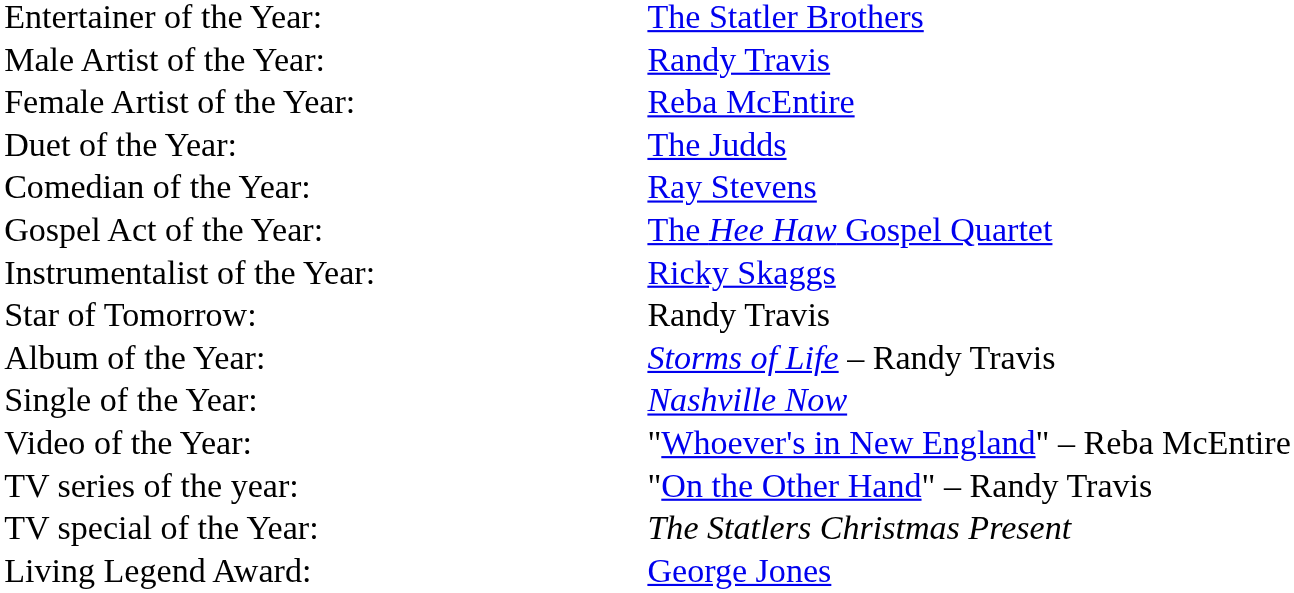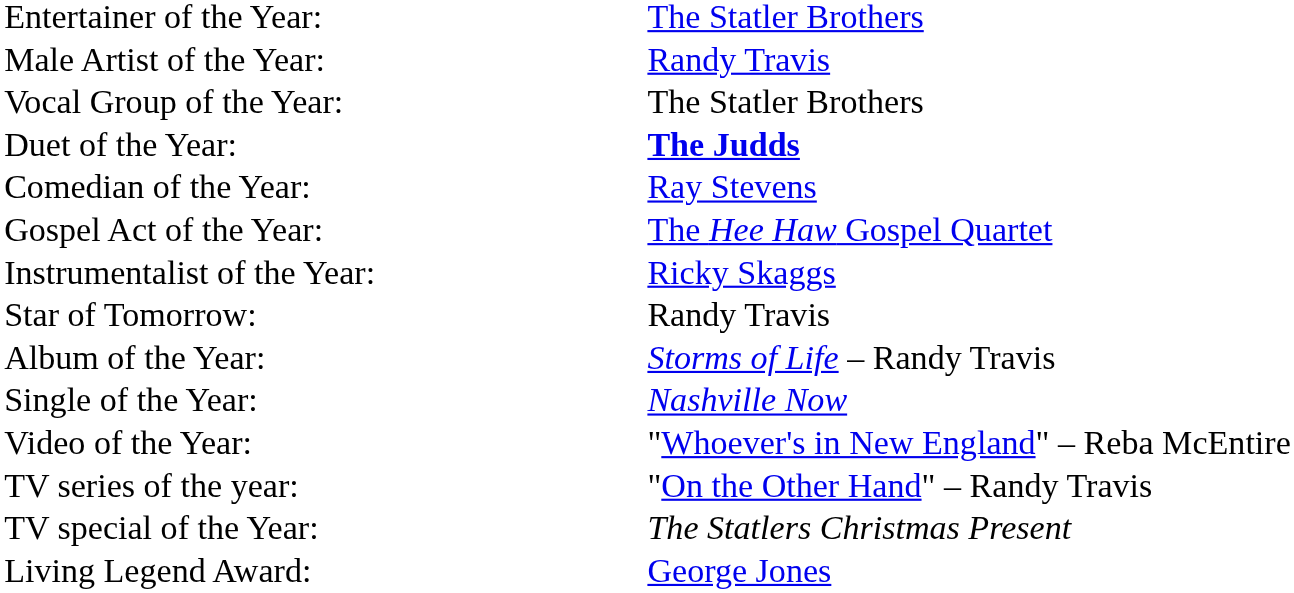- row: (180, 101)
+ row: (174, 101)
(717, 144) normal -> (724, 144) bold
